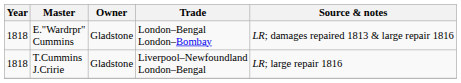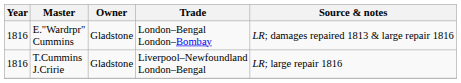(17, 35) 1818 -> (17, 35) 1816
(17, 64) 1818 -> (17, 64) 1816
